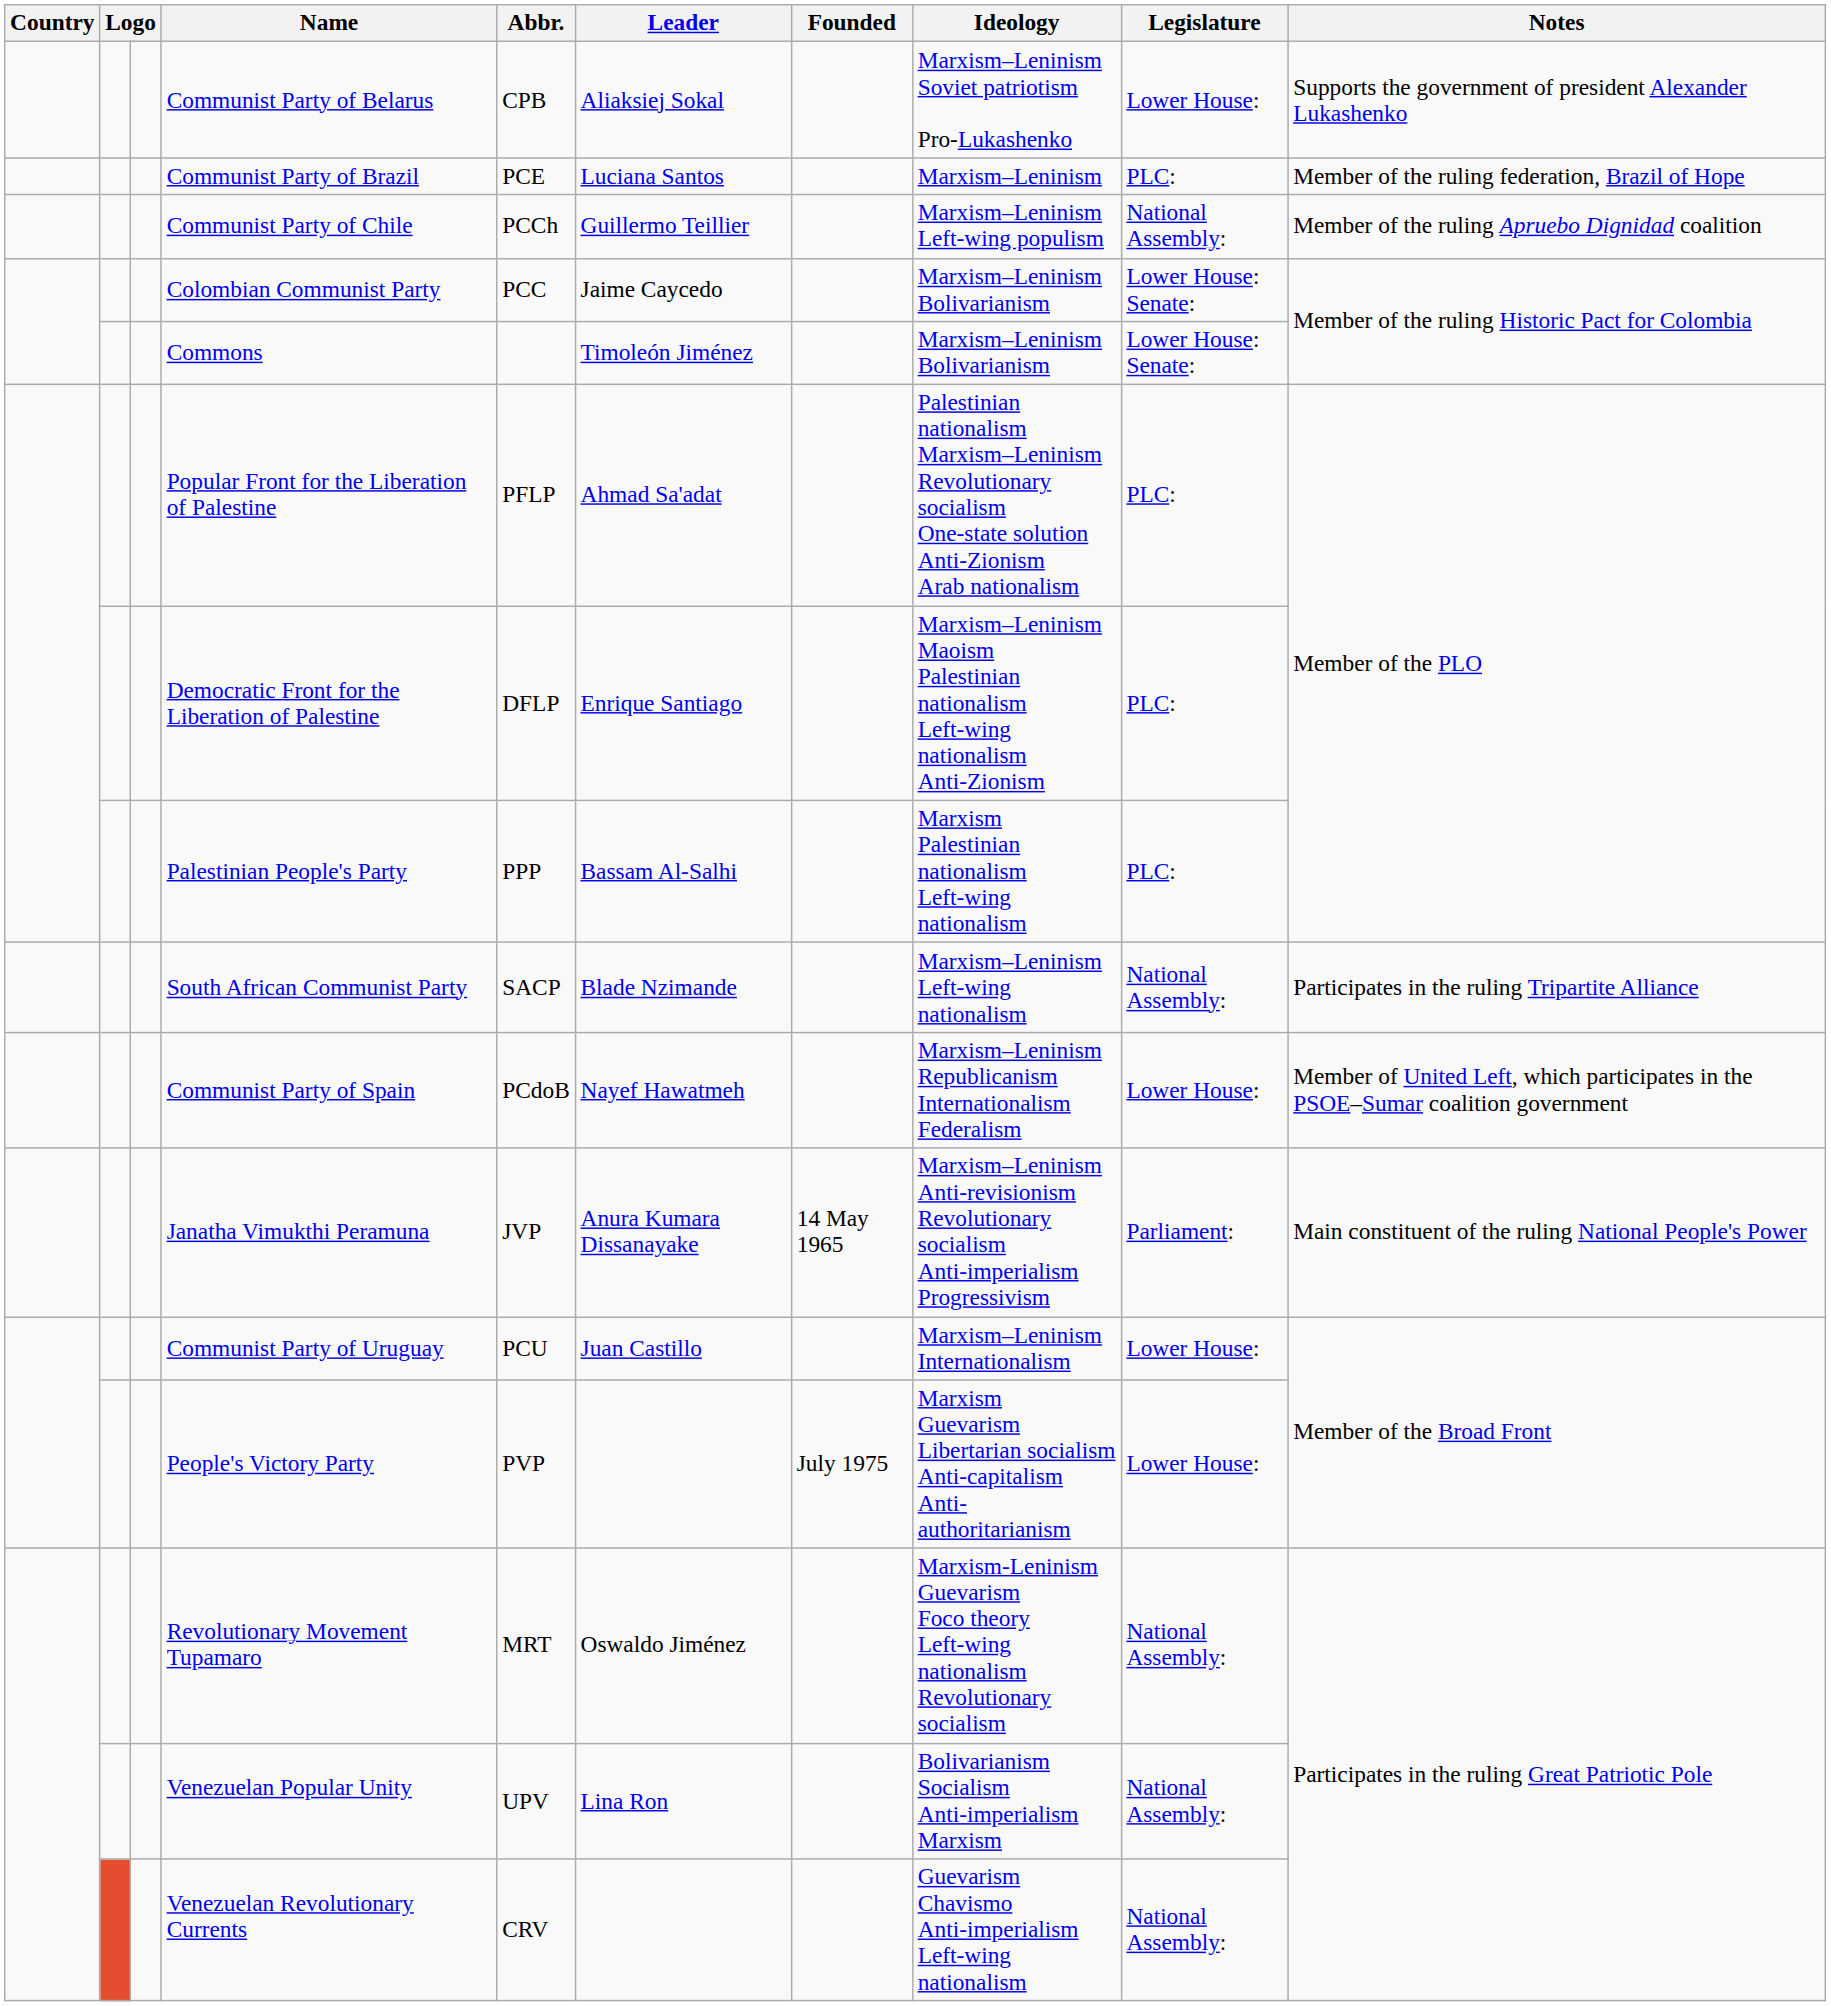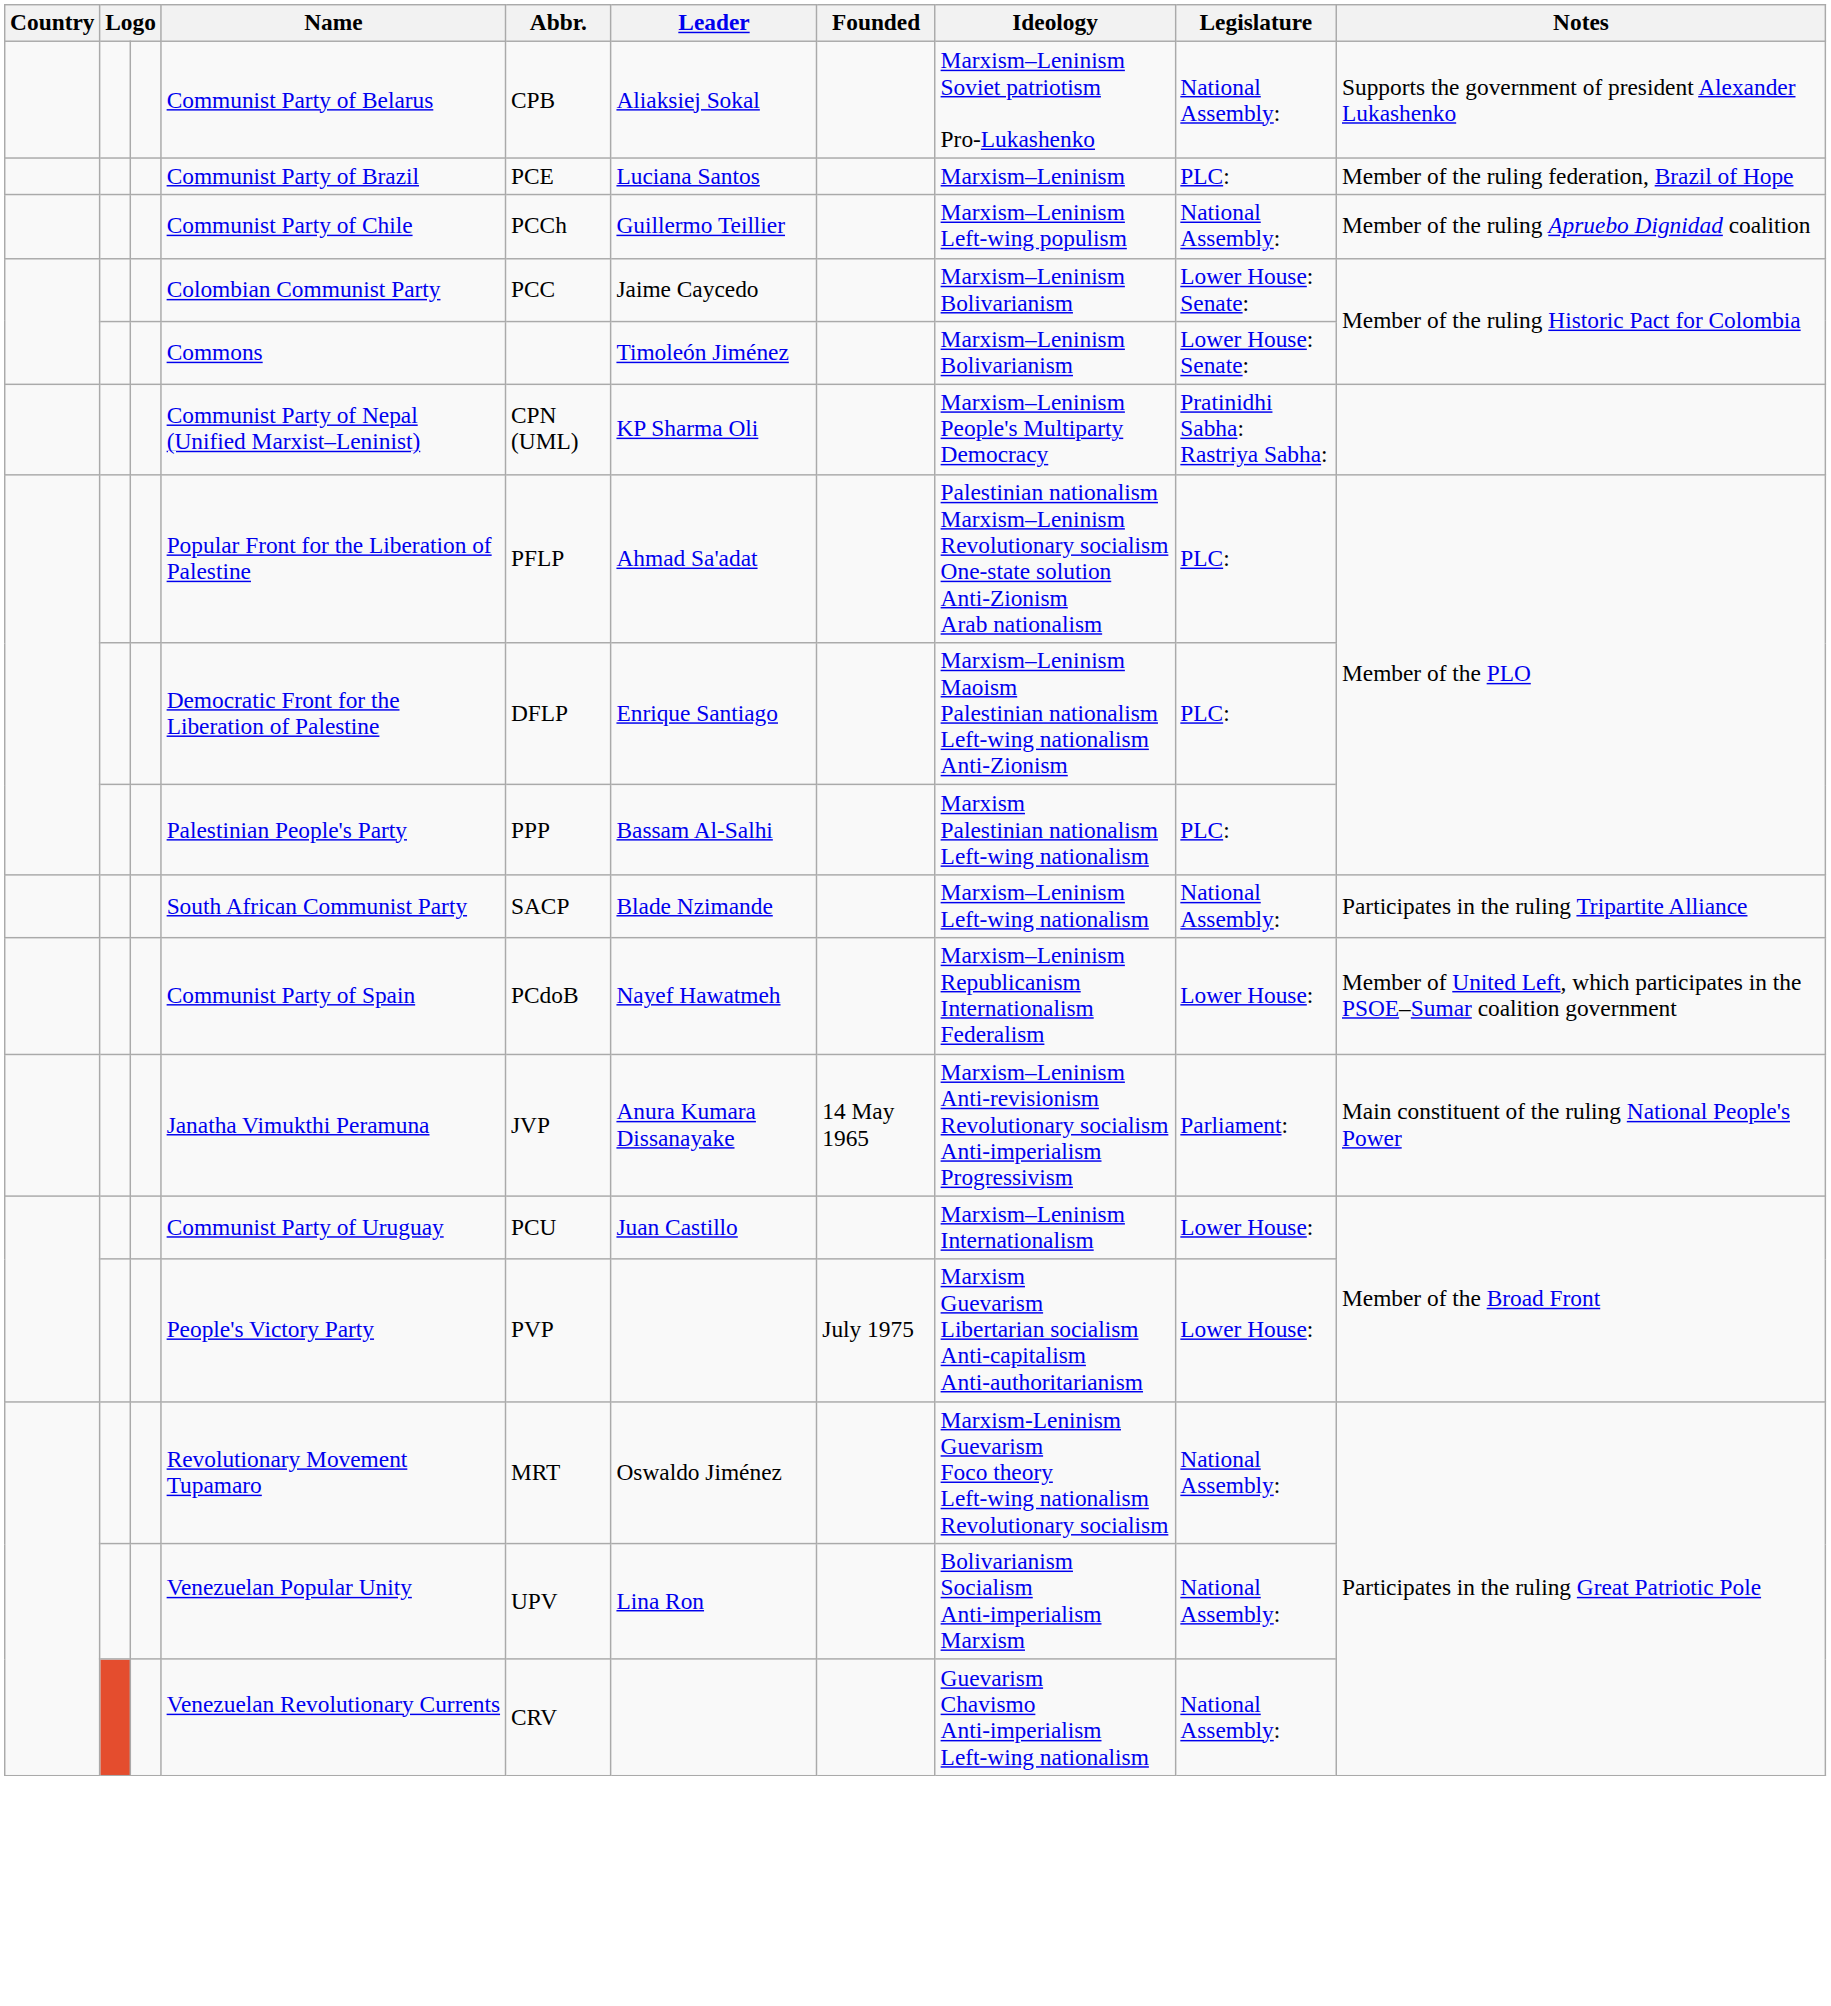(1193, 99) Lower House: -> (1230, 99) National Assembly:
+ row: (293, 429)
